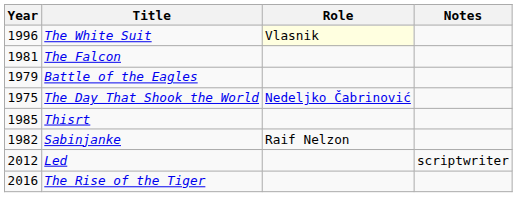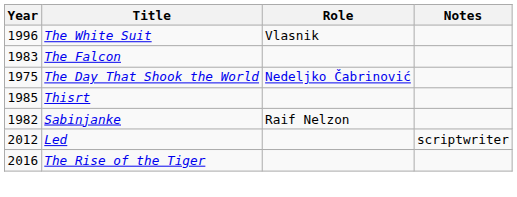(292, 36) lightyellow background -> (292, 36) no background
(23, 56) 1981 -> (23, 56) 1983
- row: (121, 77)
